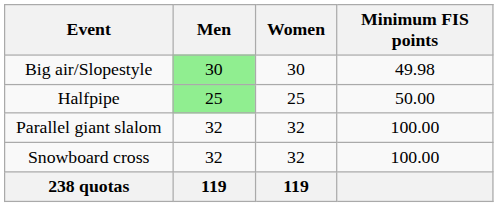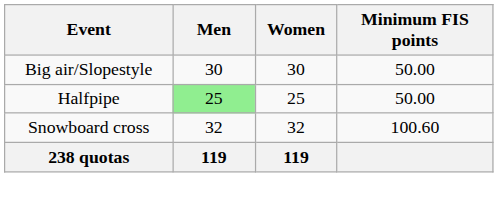(214, 69) lightgreen background -> (214, 69) no background
(415, 69) 49.98 -> (415, 69) 50.00
- row: (89, 128)
(415, 157) 100.00 -> (415, 128) 100.60
